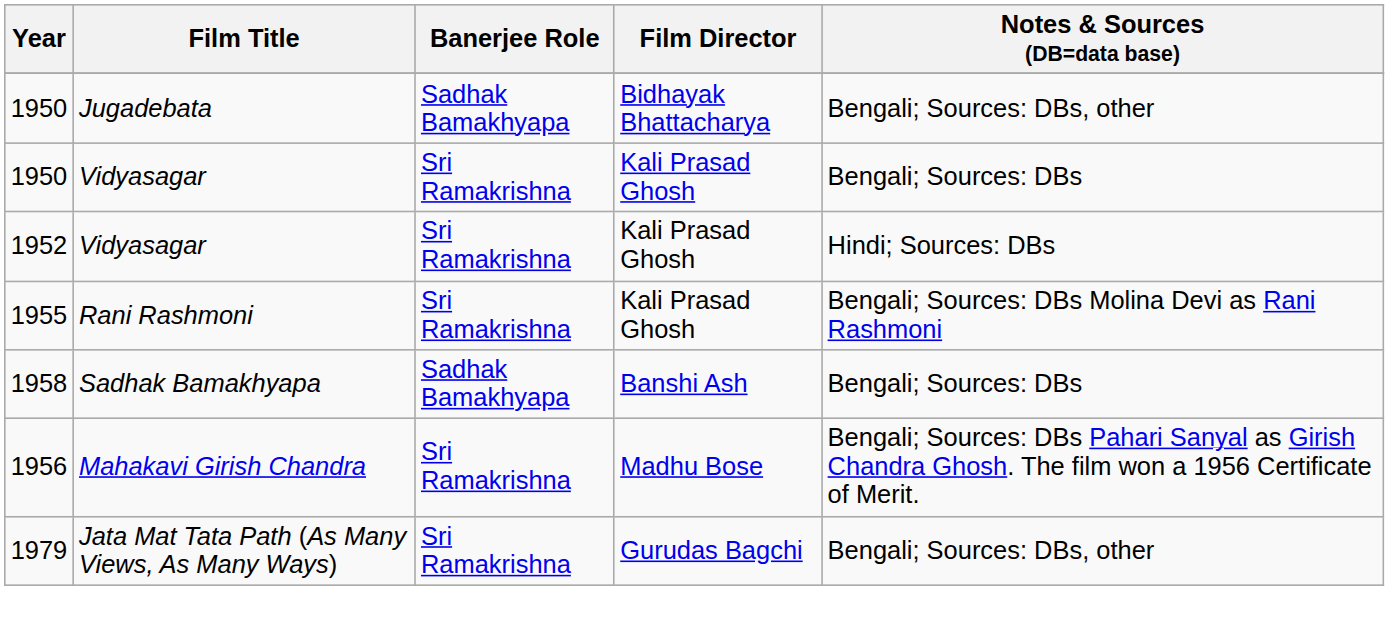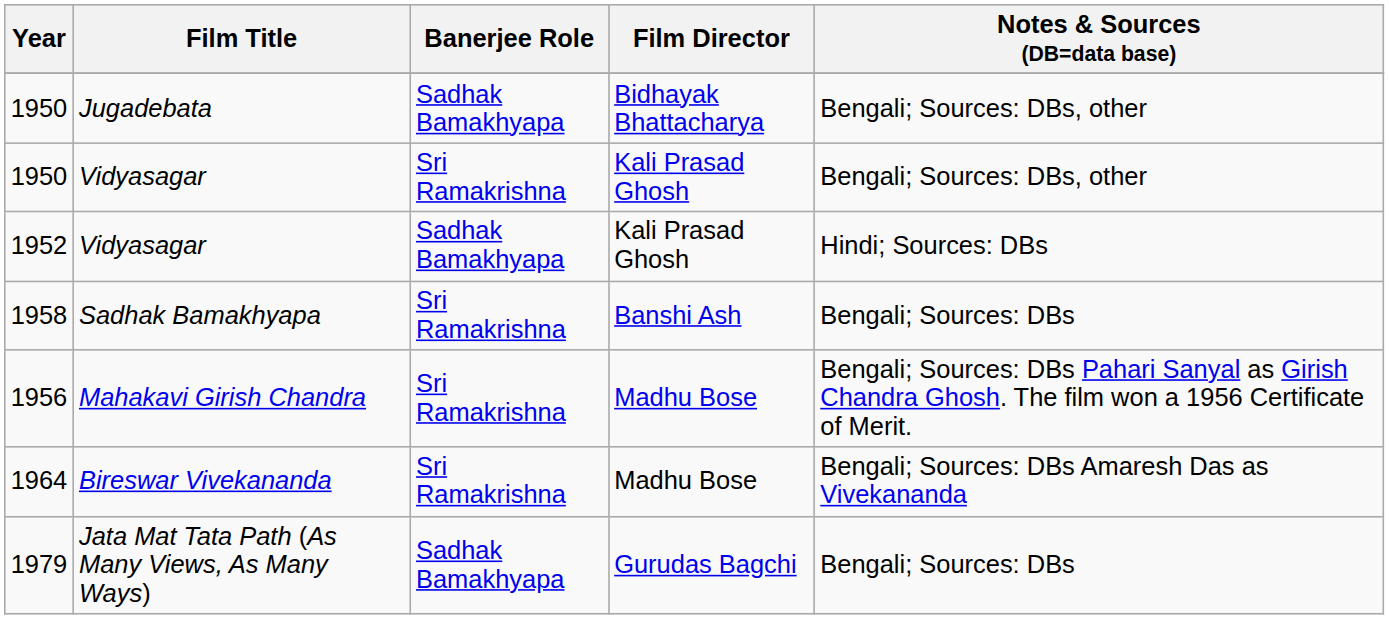(955, 176) Bengali; Sources: DBs -> (984, 176) Bengali; Sources: DBs, other
(496, 245) Sri Ramakrishna -> (490, 245) Sadhak Bamakhyapa
- row: (39, 314)
(495, 383) Sadhak Bamakhyapa -> (491, 314) Sri Ramakrishna
+ row: (39, 481)
(496, 550) Sri Ramakrishna -> (490, 564) Sadhak Bamakhyapa
(991, 550) Bengali; Sources: DBs, other -> (948, 564) Bengali; Sources: DBs
